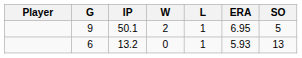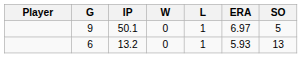(165, 28) 2 -> (165, 28) 0
(241, 28) 6.95 -> (241, 28) 6.97
